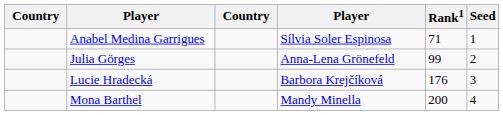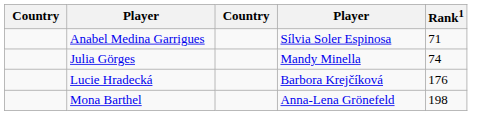- column: (483, 16)
(337, 59) Anna-Lena Grönefeld -> (321, 59) Mandy Minella
(435, 59) 99 -> (435, 59) 74
(321, 100) Mandy Minella -> (337, 100) Anna-Lena Grönefeld
(438, 100) 200 -> (438, 100) 198
